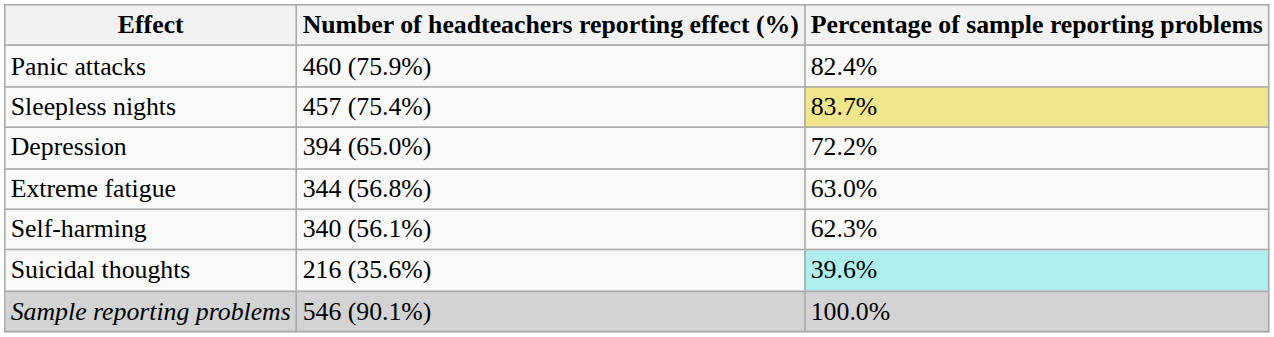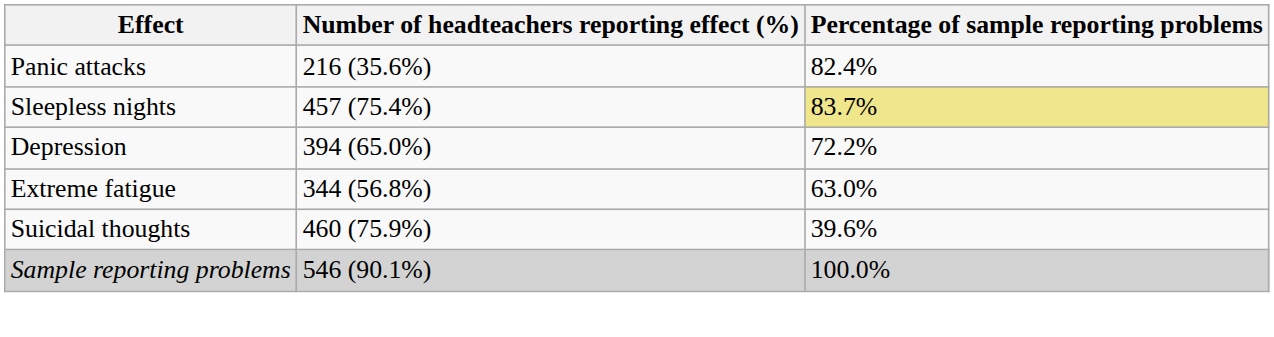(367, 65) 460 (75.9%) -> (367, 65) 216 (35.6%)
- row: (79, 229)
(367, 270) 216 (35.6%) -> (367, 229) 460 (75.9%)
(844, 270) paleturquoise background -> (844, 229) no background
